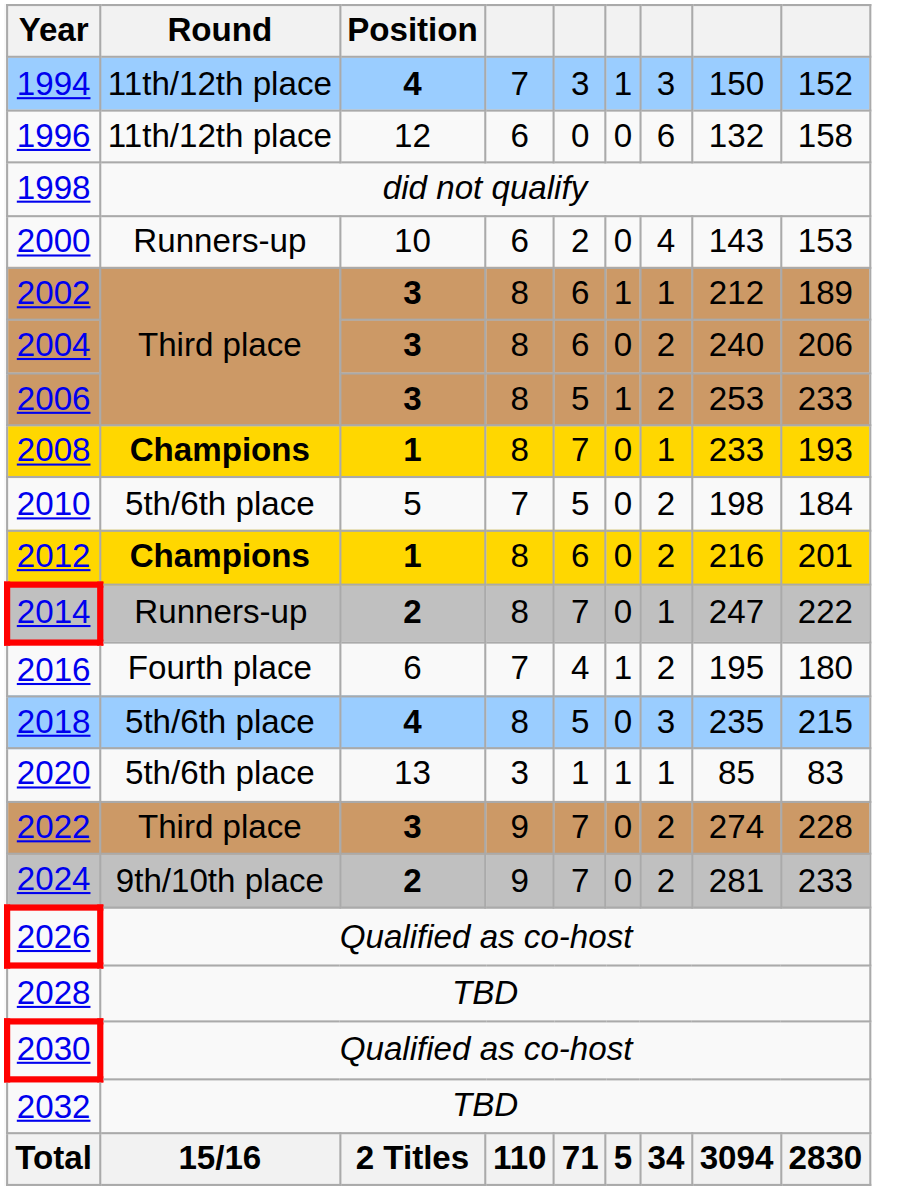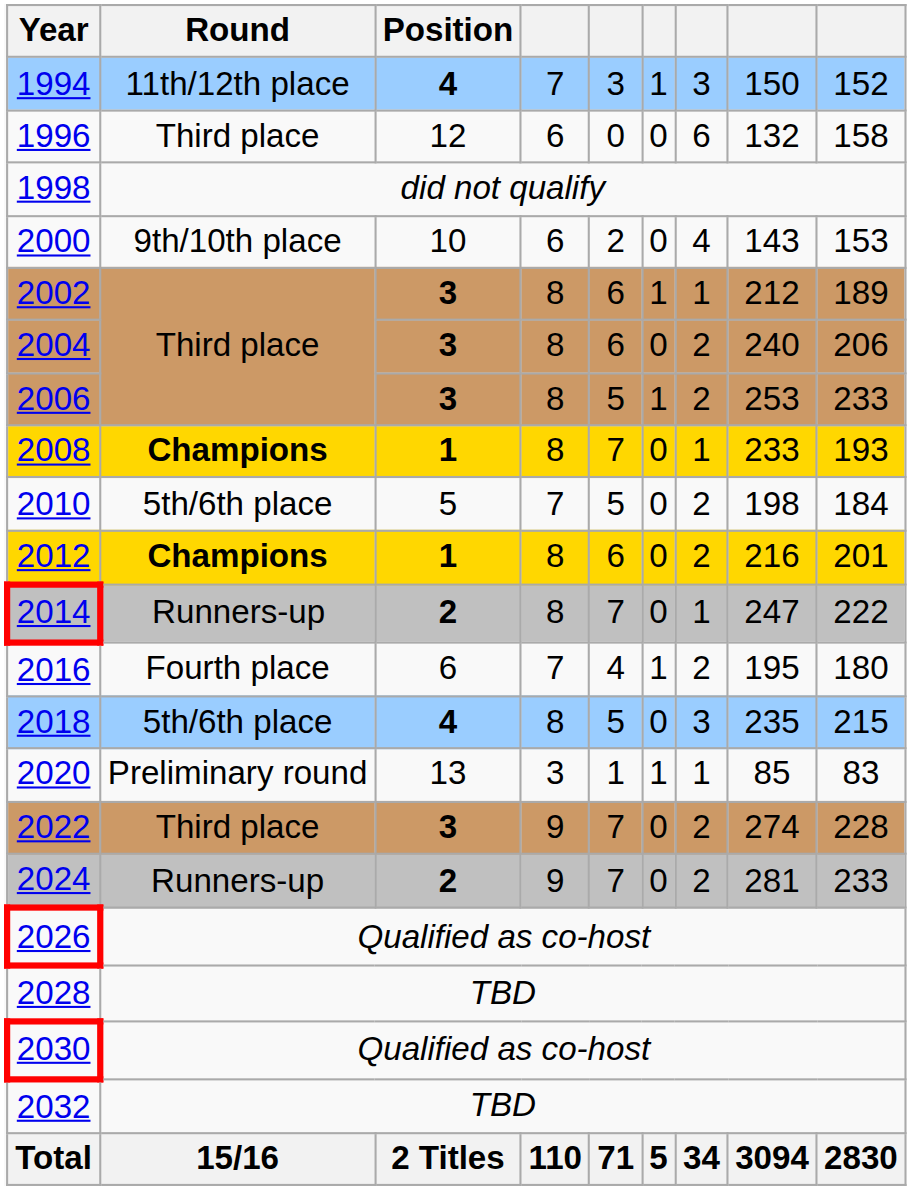(220, 135) 11th/12th place -> (238, 135) Third place
(220, 240) Runners-up -> (238, 240) 9th/10th place
(220, 774) 5th/6th place -> (238, 774) Preliminary round
(220, 880) 9th/10th place -> (238, 880) Runners-up
